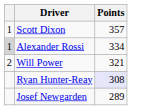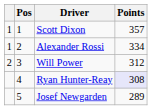+ column: (24, 13)
(9, 46) lightgrey background -> (9, 46) no background
(117, 63) 321 -> (137, 63) 312
